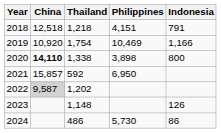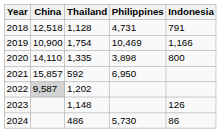(79, 27) 1,218 -> (79, 27) 1,128
(124, 27) 4,151 -> (124, 27) 4,731
(48, 43) 10,920 -> (48, 43) 10,900
(47, 58) bold -> (47, 58) normal
(79, 58) 1,338 -> (79, 58) 1,335
